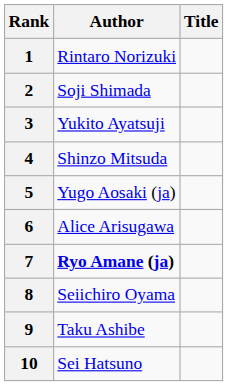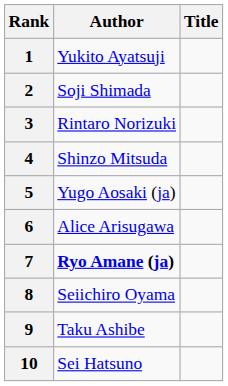(117, 55) Rintaro Norizuki -> (111, 55) Yukito Ayatsuji
(111, 124) Yukito Ayatsuji -> (117, 124) Rintaro Norizuki
